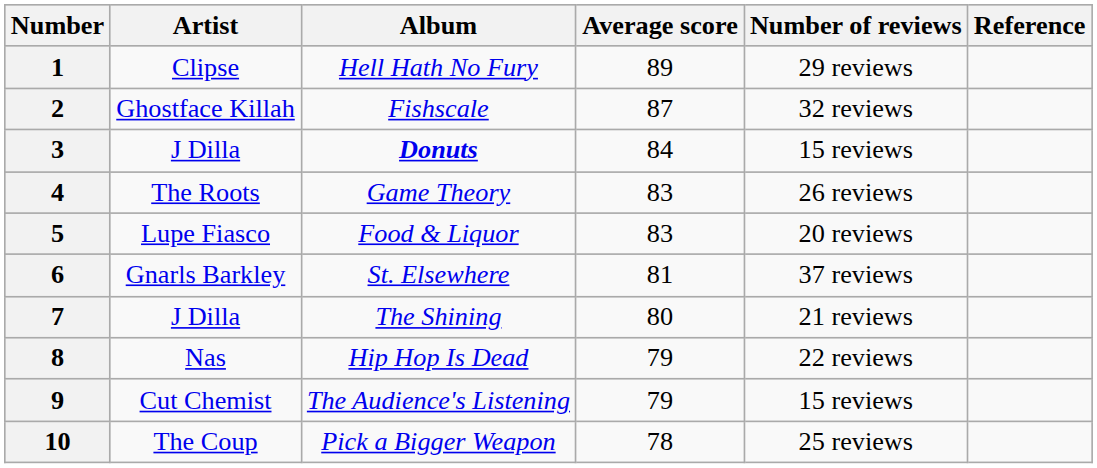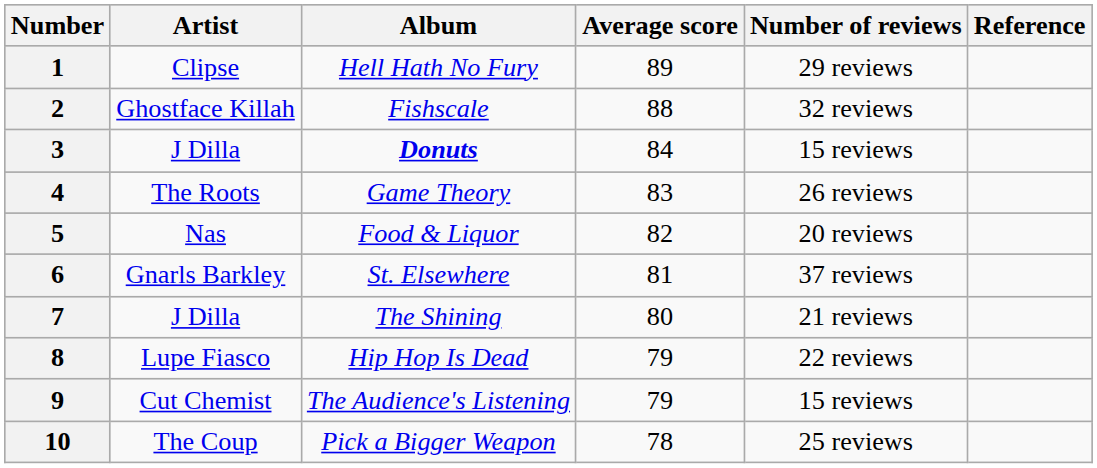(660, 108) 87 -> (660, 108) 88
(206, 233) Lupe Fiasco -> (206, 233) Nas
(660, 233) 83 -> (660, 233) 82
(206, 358) Nas -> (206, 358) Lupe Fiasco
